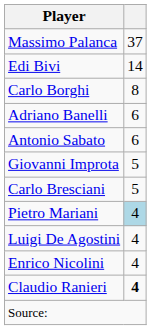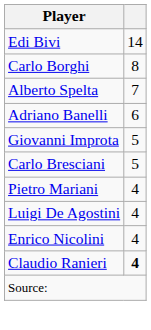- row: (63, 41)
+ row: (53, 90)
- row: (57, 139)
(135, 213) lightblue background -> (135, 189) no background
